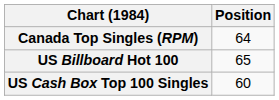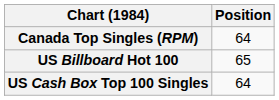(243, 83) 60 -> (243, 83) 64
